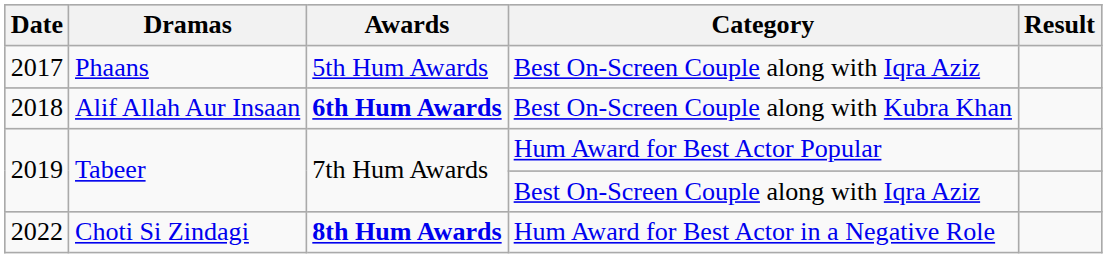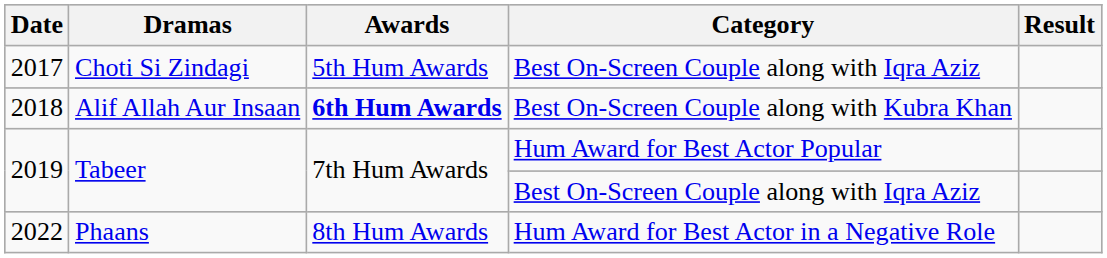(112, 66) Phaans -> (162, 66) Choti Si Zindagi
(162, 231) Choti Si Zindagi -> (112, 231) Phaans
(407, 231) bold -> (400, 231) normal
